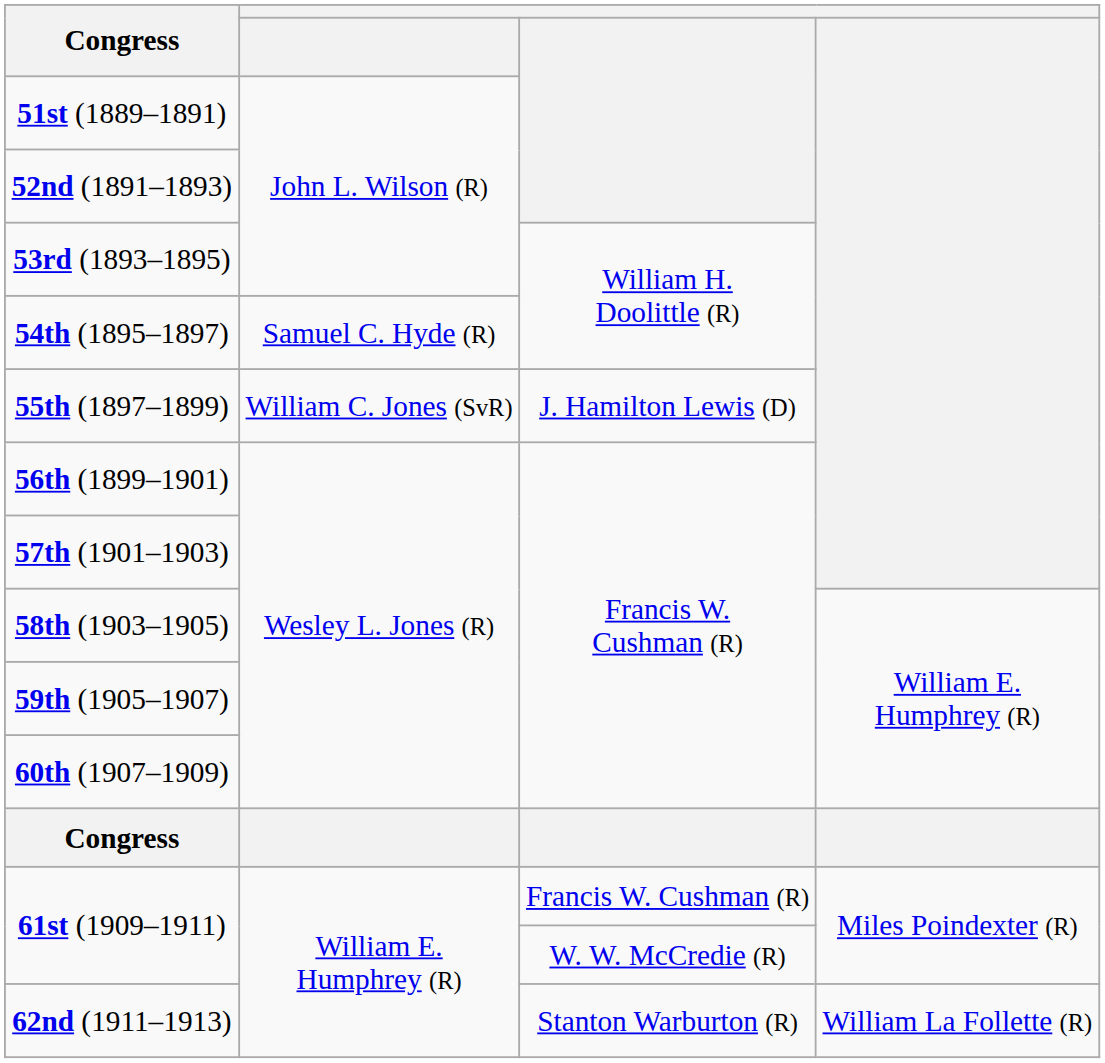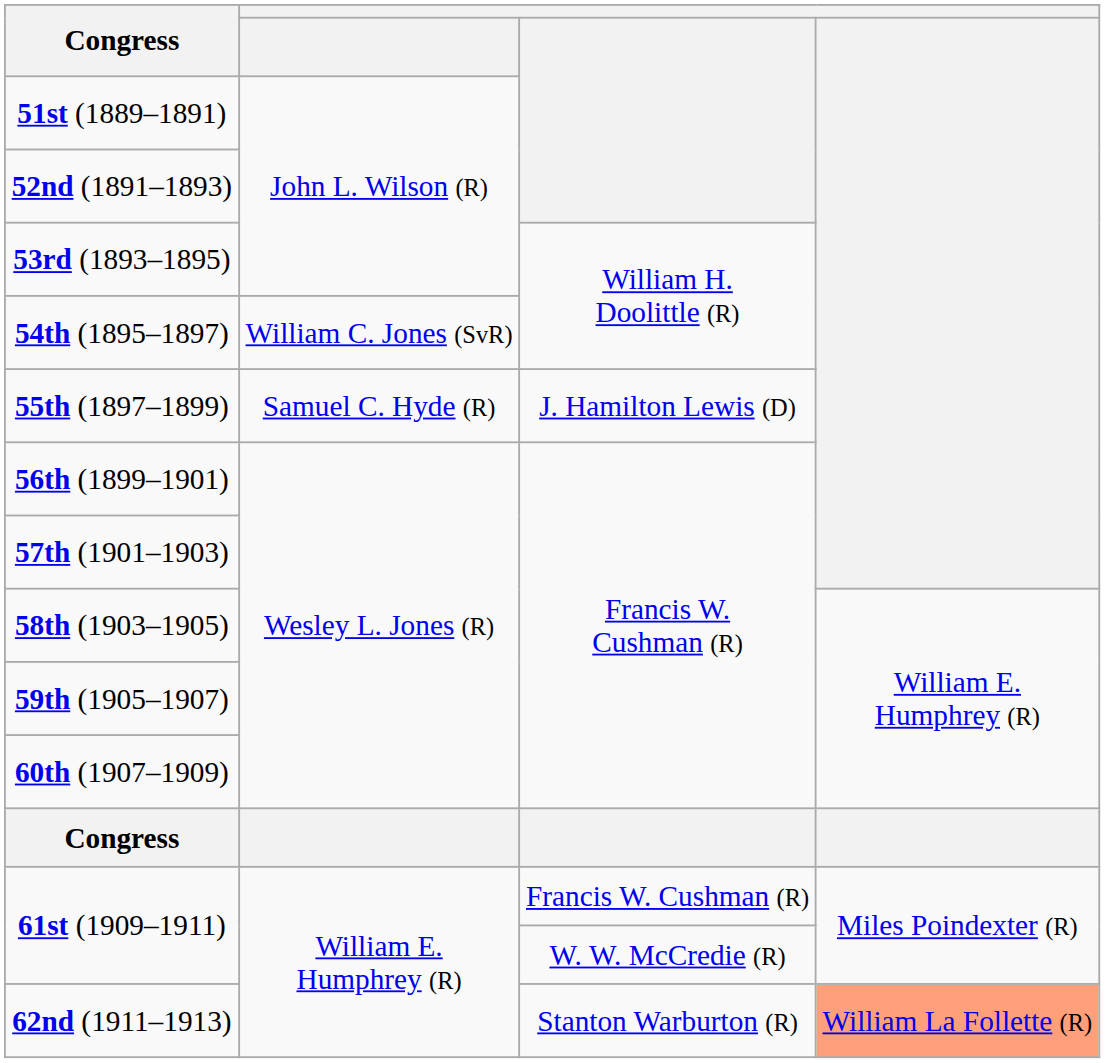(379, 332) Samuel C. Hyde (R) -> (379, 332) William C. Jones (SvR)
(379, 405) William C. Jones (SvR) -> (379, 405) Samuel C. Hyde (R)
(957, 1020) no background -> (957, 1020) lightsalmon background
